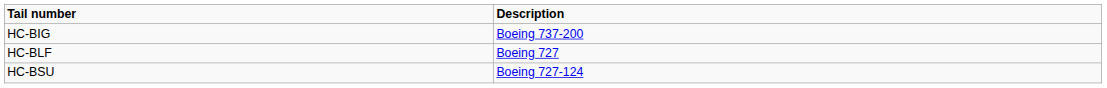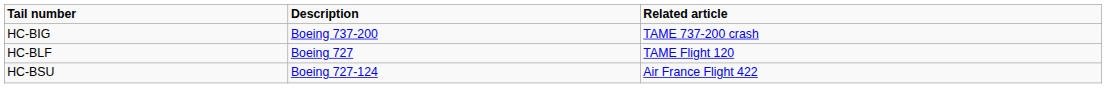+ column: (685, 14)
